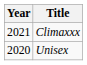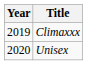(19, 32) 2021 -> (19, 32) 2019
